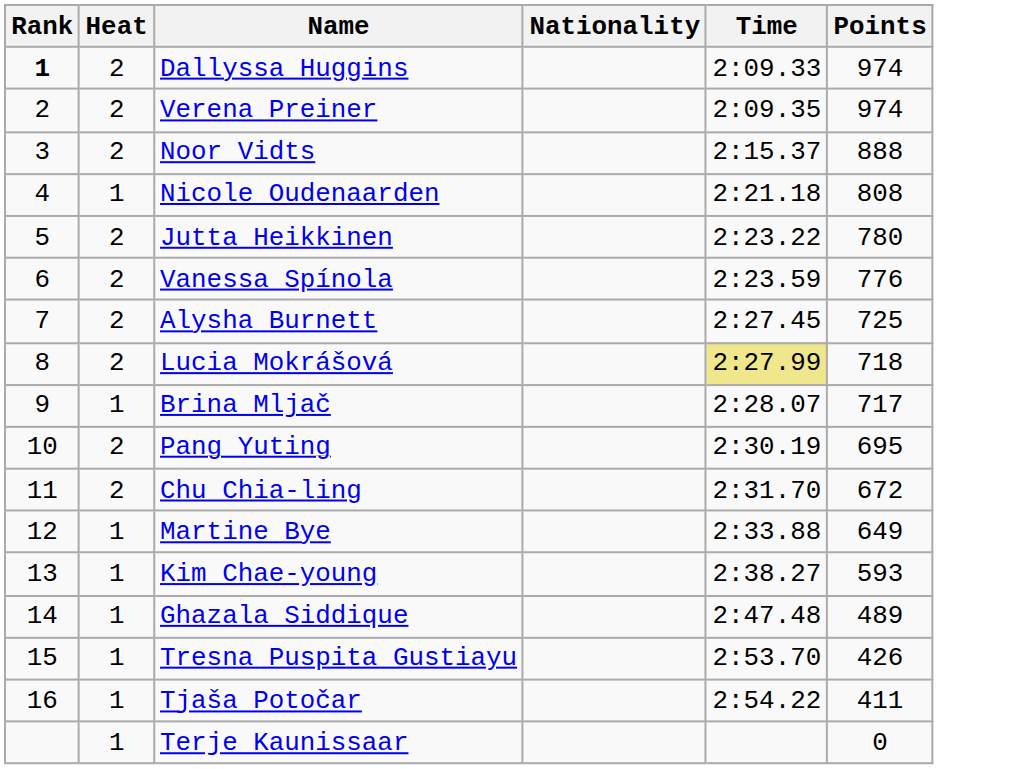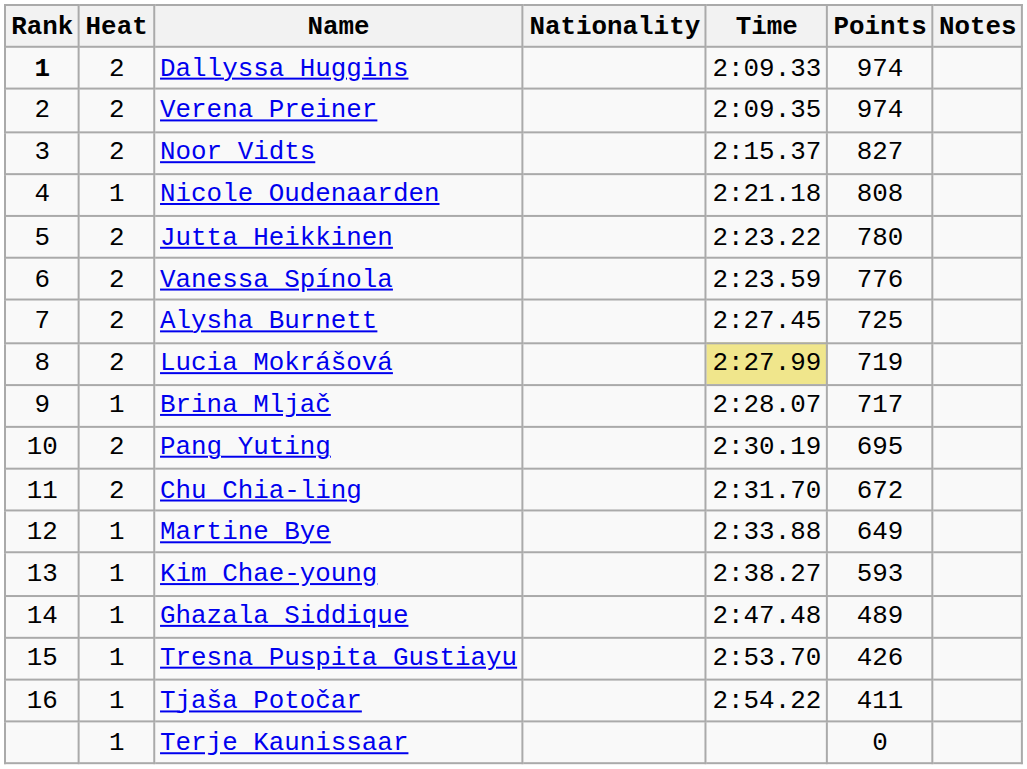+ column: (978, 26)
(880, 153) 888 -> (880, 153) 827
(880, 363) 718 -> (880, 363) 719
